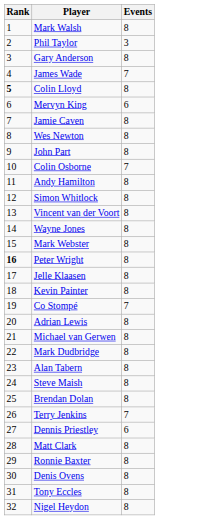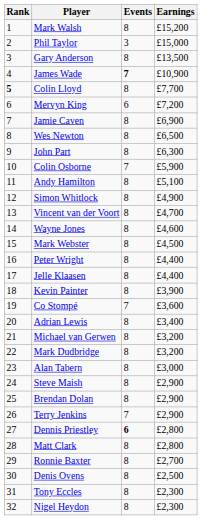+ column: (176, 12)
(128, 74) normal -> (128, 74) bold
(11, 259) bold -> (11, 259) normal
(128, 430) normal -> (128, 430) bold
